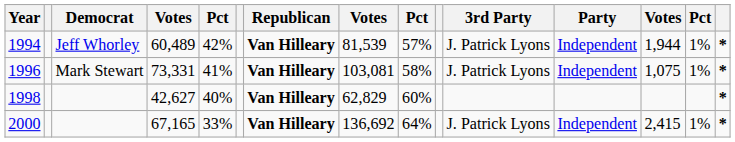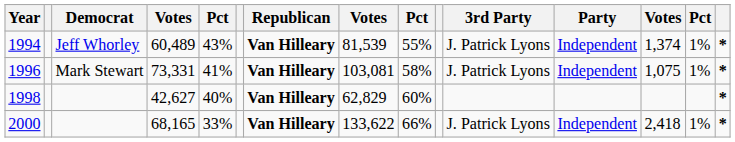(218, 44) 42% -> (218, 44) 43%
(417, 44) 57% -> (417, 44) 55%
(663, 44) 1,944 -> (663, 44) 1,374
(173, 124) 67,165 -> (173, 124) 68,165
(368, 124) 136,692 -> (368, 124) 133,622
(417, 124) 64% -> (417, 124) 66%
(663, 124) 2,415 -> (663, 124) 2,418
